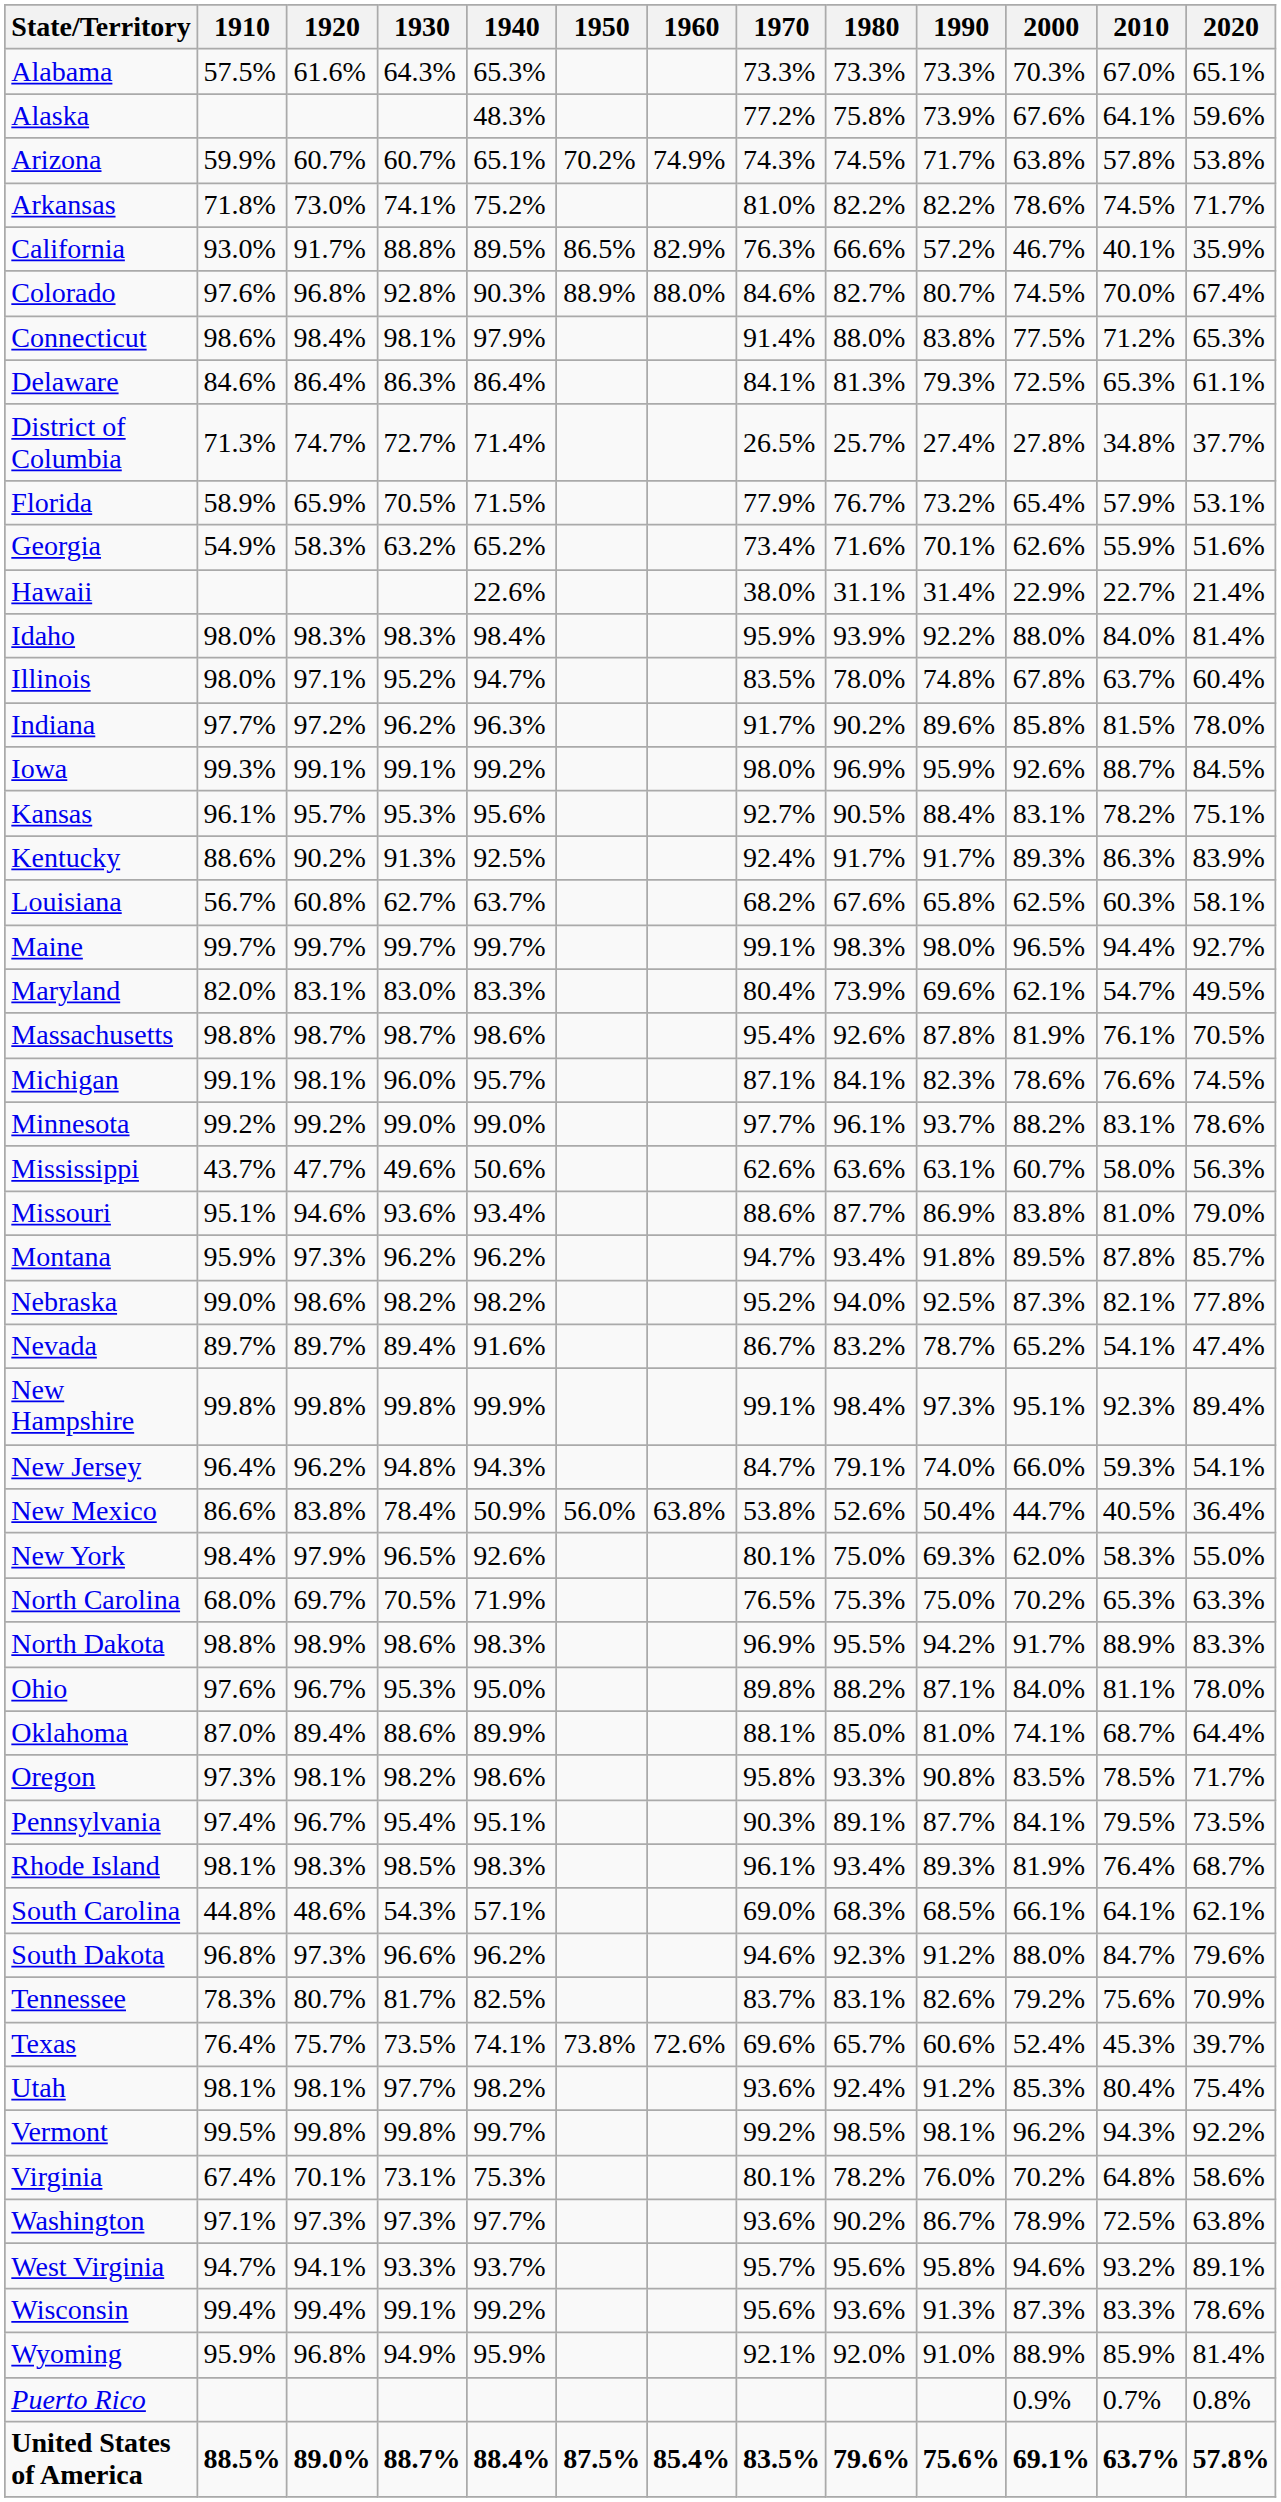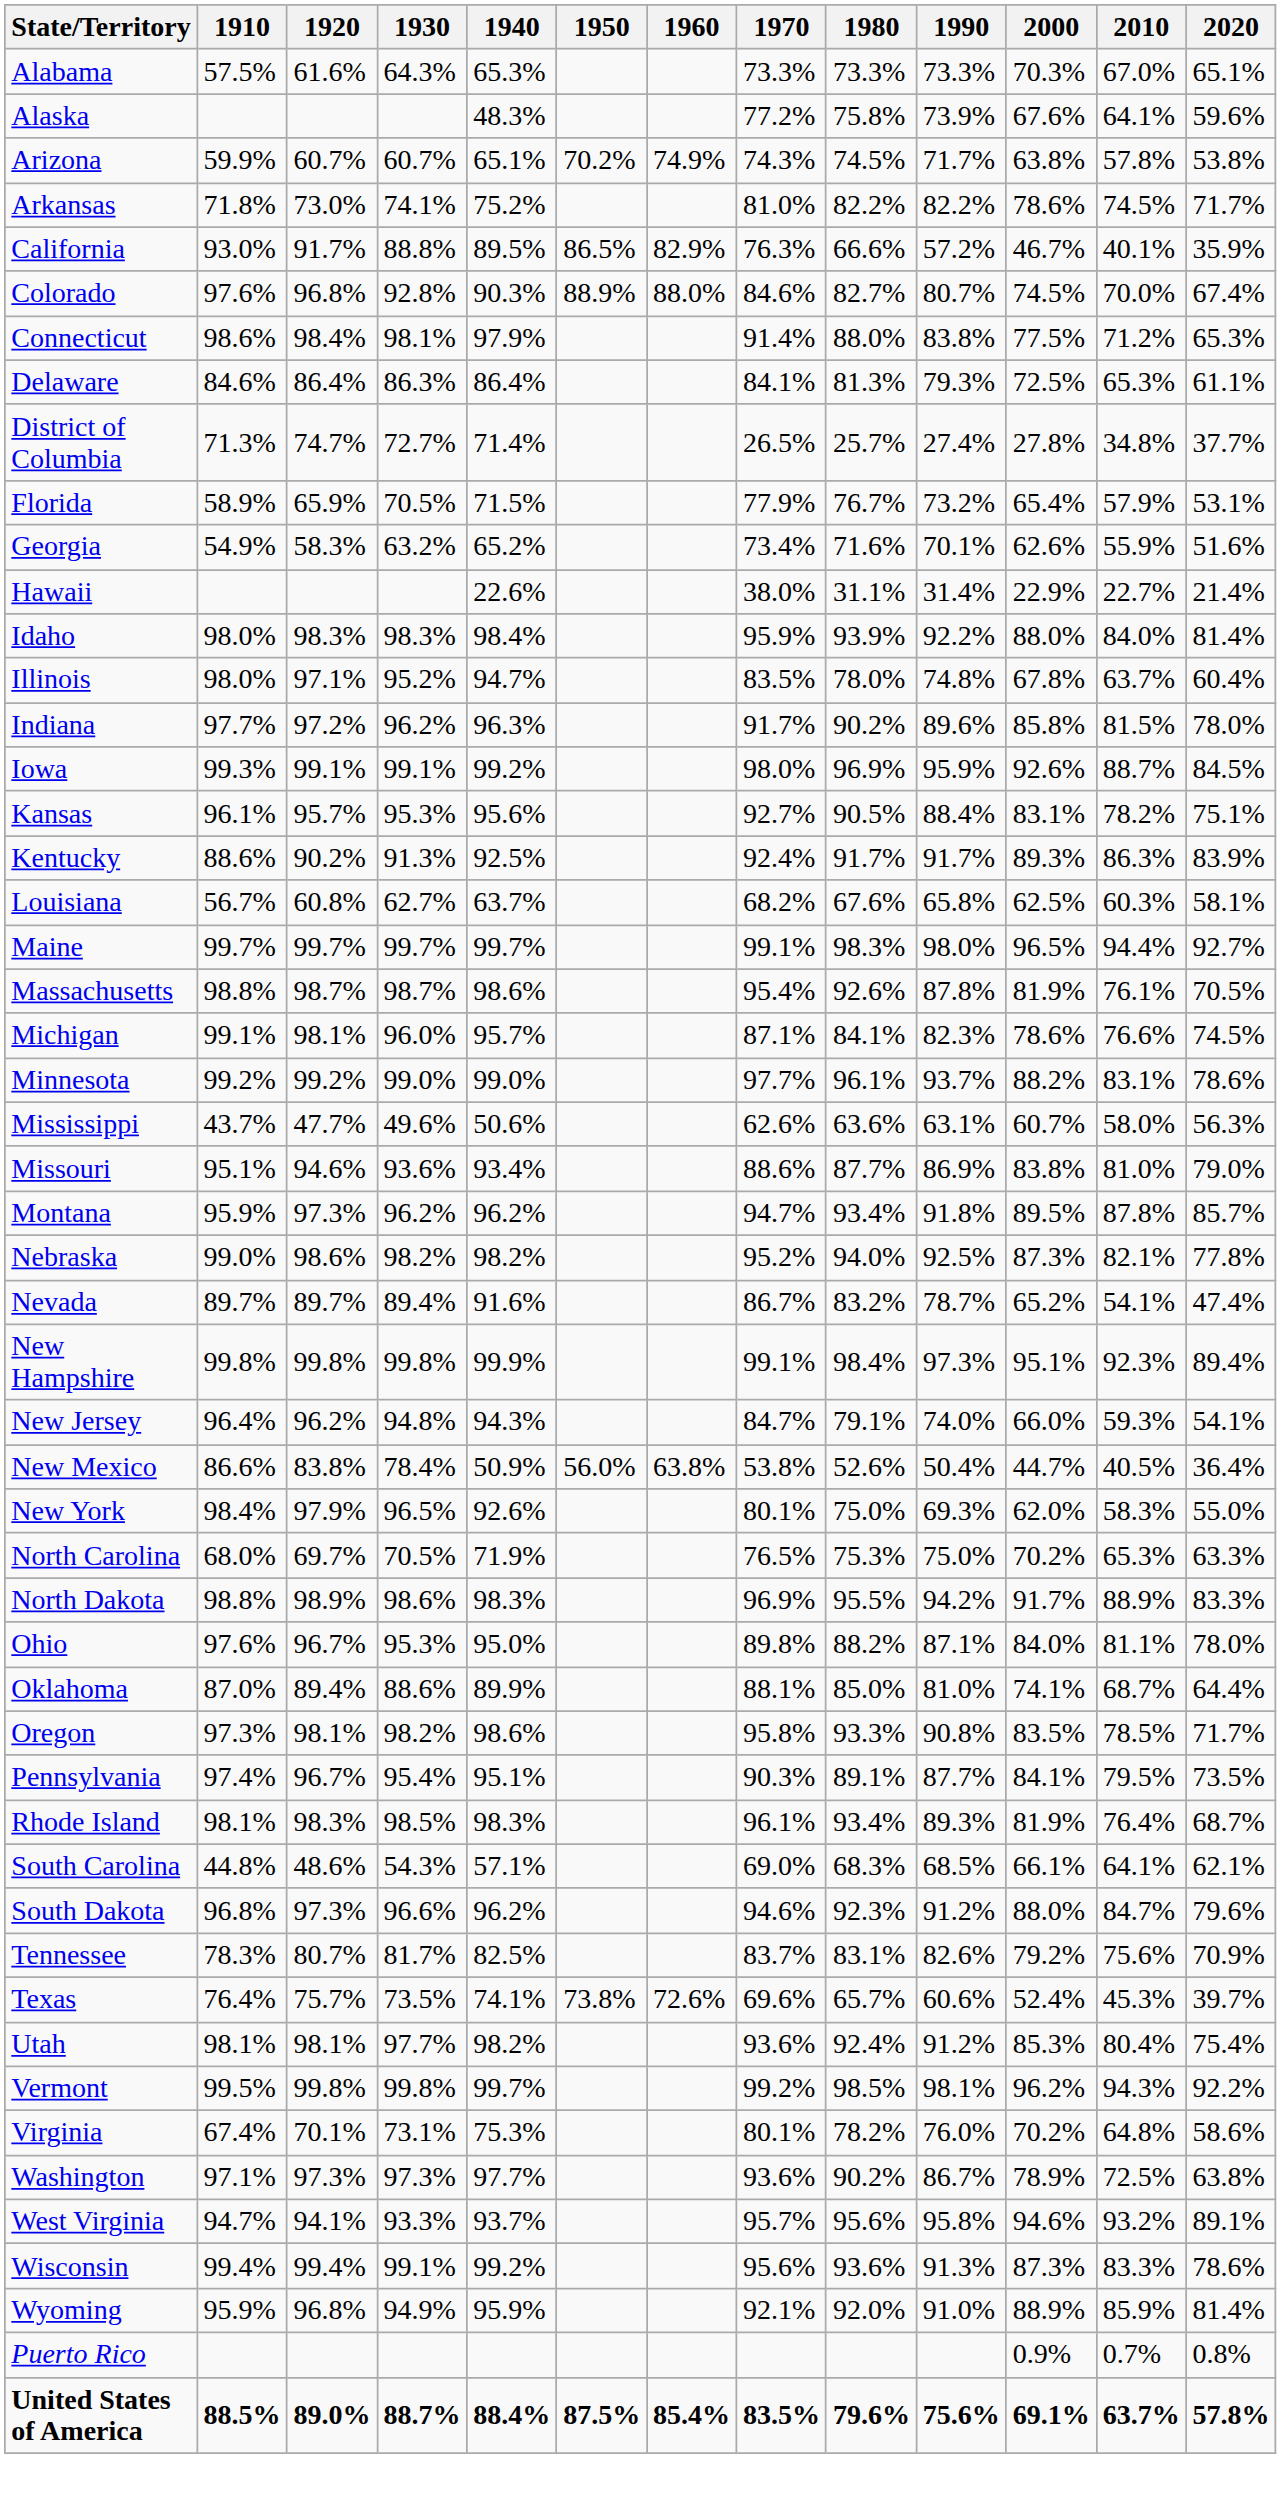- row: (66, 990)
